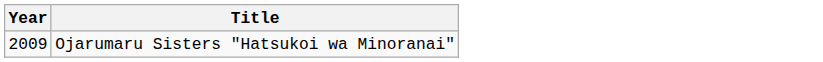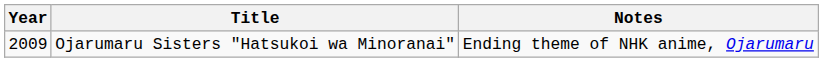+ column: (638, 18)
